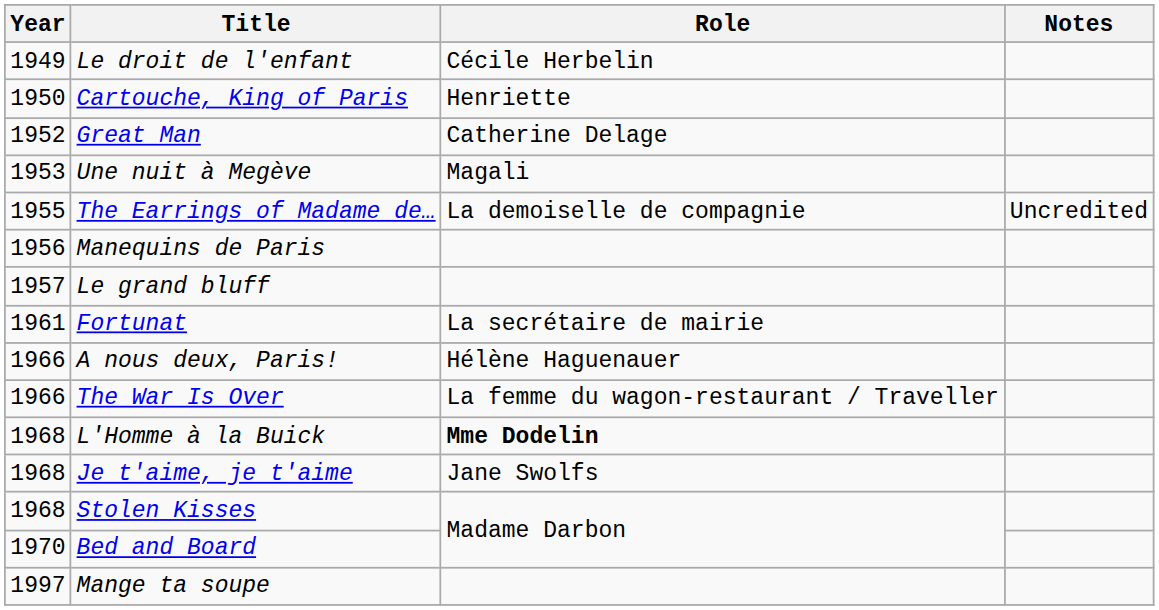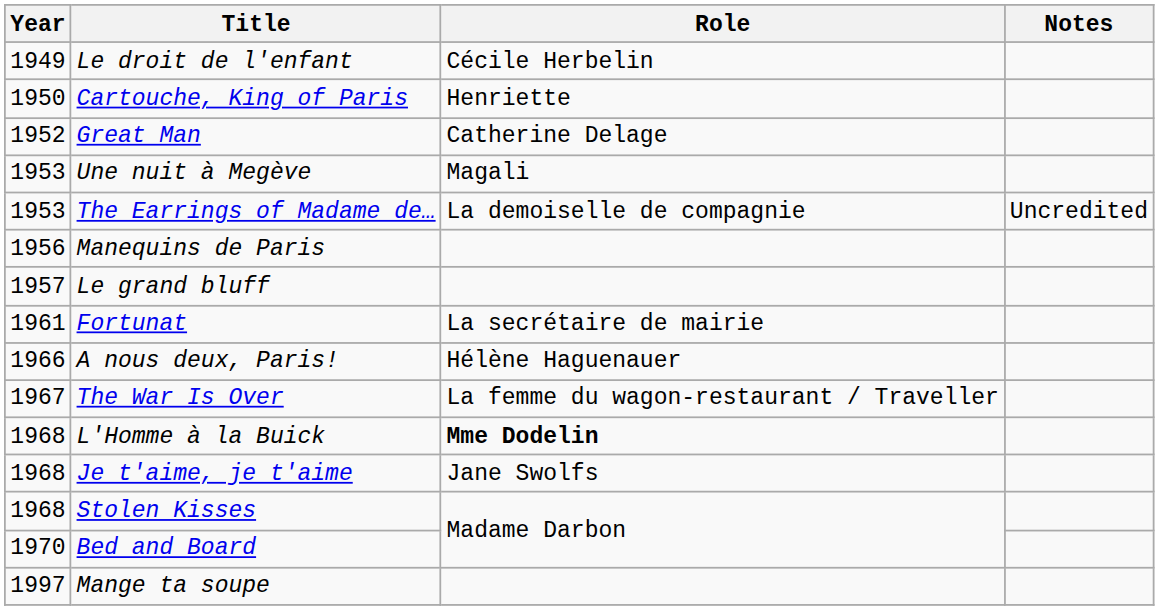(38, 211) 1955 -> (38, 211) 1953
(38, 399) 1966 -> (38, 399) 1967
